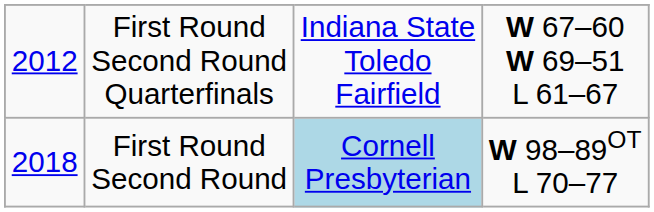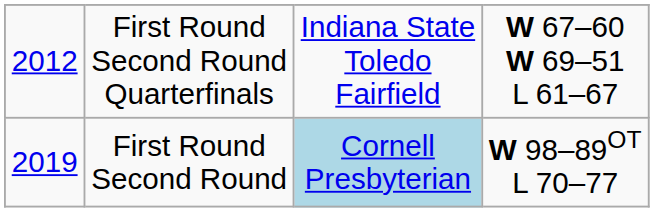(45, 162) 2018 -> (45, 162) 2019
